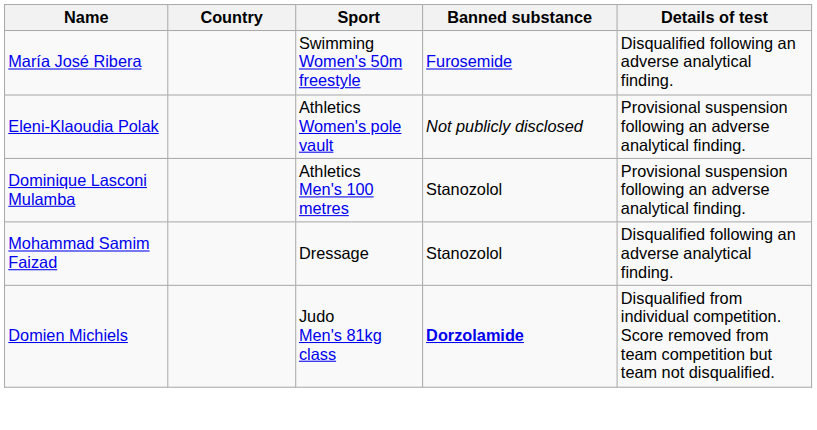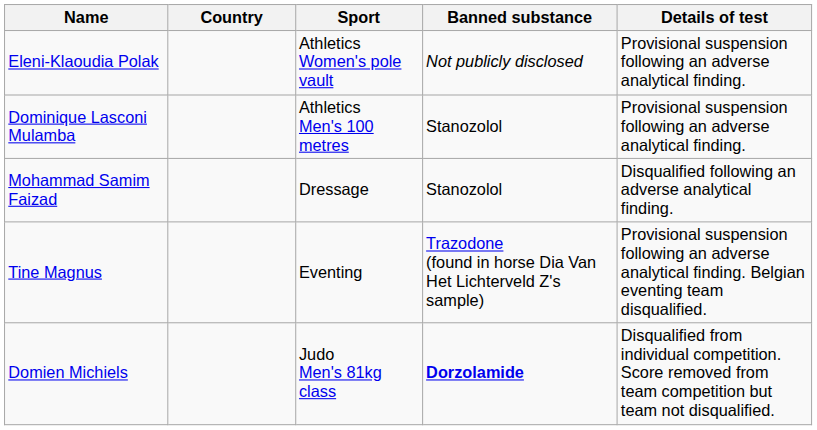- row: (75, 62)
+ row: (55, 272)
